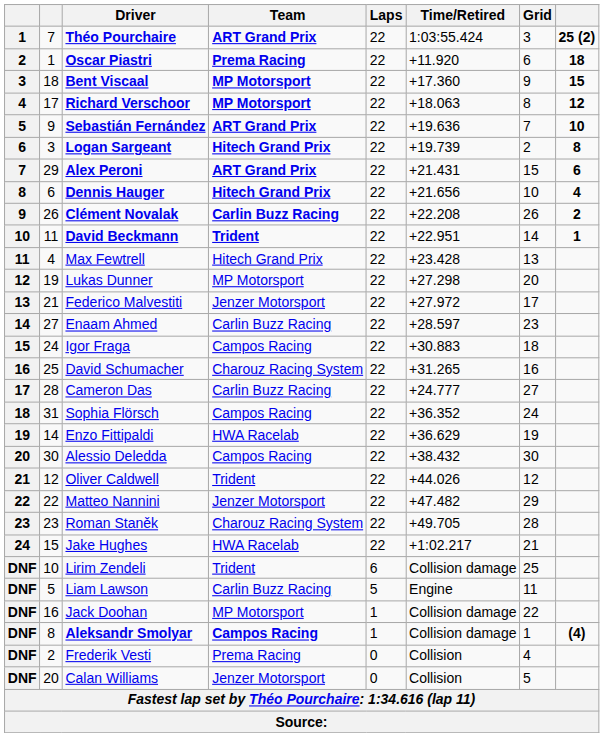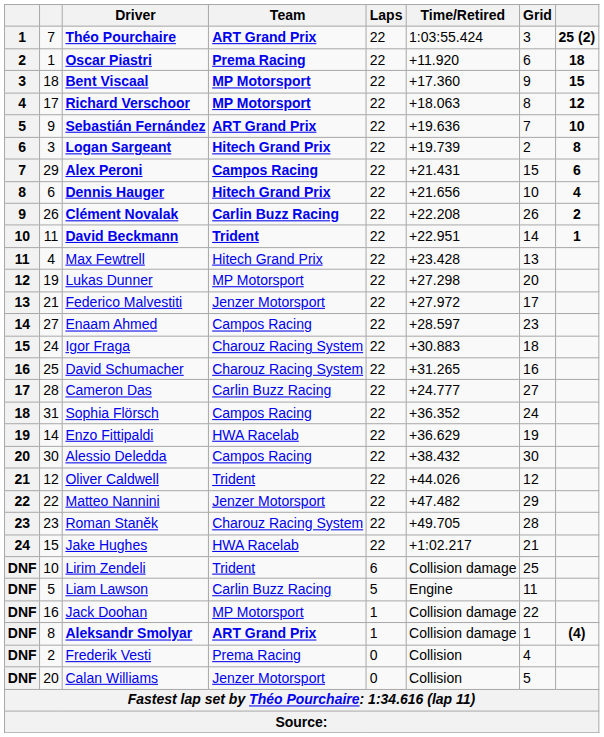(264, 170) ART Grand Prix -> (265, 170) Campos Racing
(272, 324) Carlin Buzz Racing -> (262, 324) Campos Racing
(262, 346) Campos Racing -> (288, 346) Charouz Racing System
(265, 633) Campos Racing -> (264, 633) ART Grand Prix
